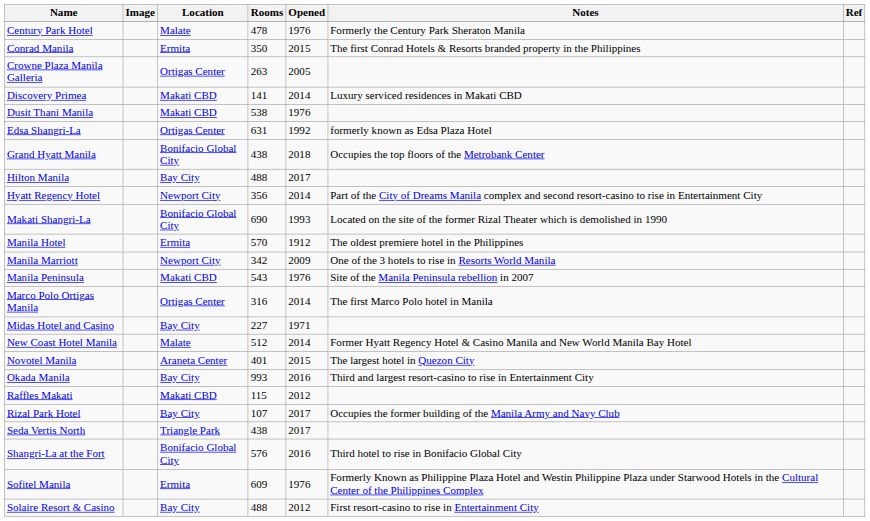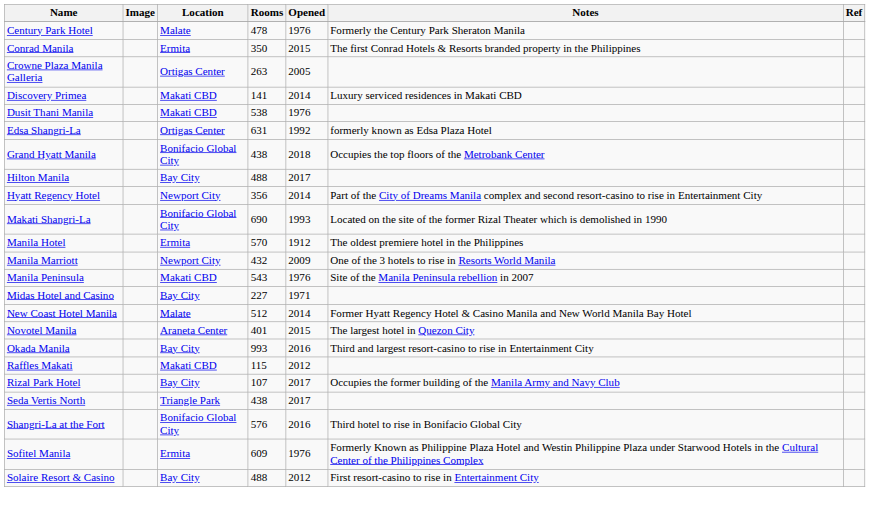(259, 260) 342 -> (259, 260) 432
- row: (50, 301)
